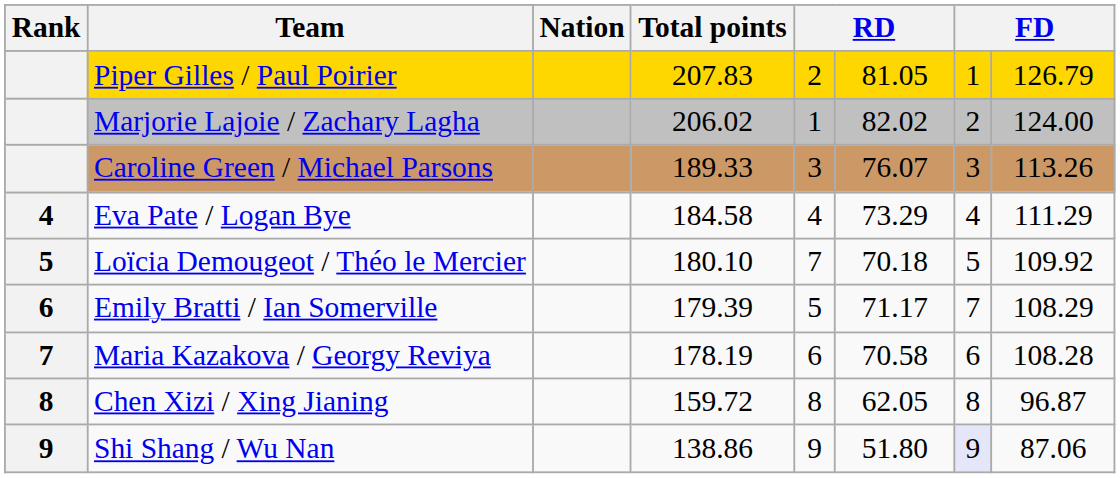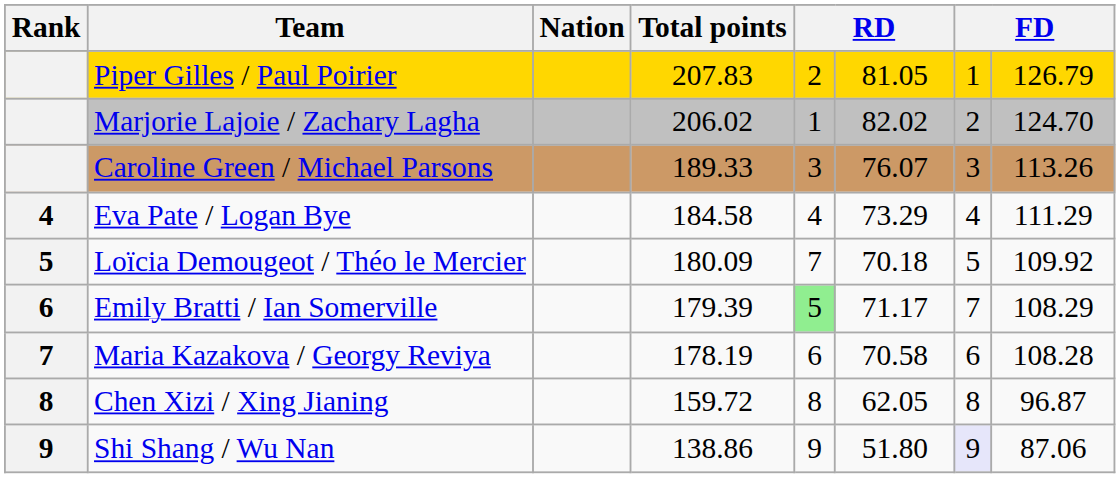(1053, 121) 124.00 -> (1053, 121) 124.70
(712, 261) 180.10 -> (712, 261) 180.09
(815, 307) no background -> (815, 307) lightgreen background
